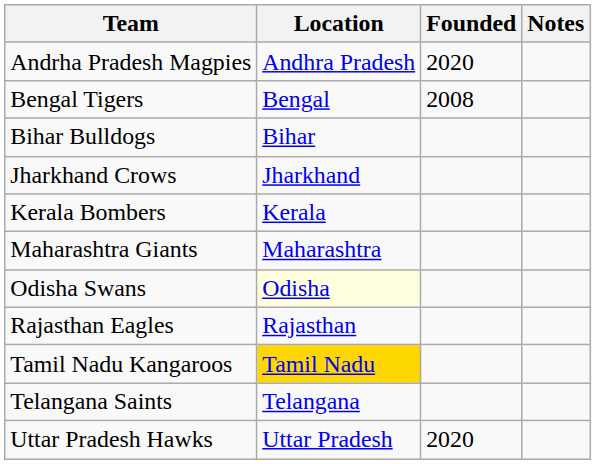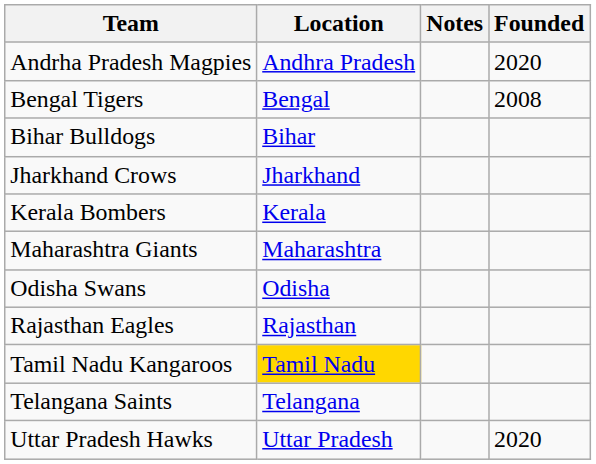columns swapped: (471, 23) <-> (556, 23)
(296, 288) lightyellow background -> (296, 288) no background
